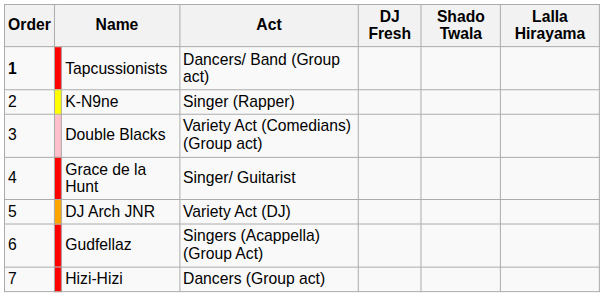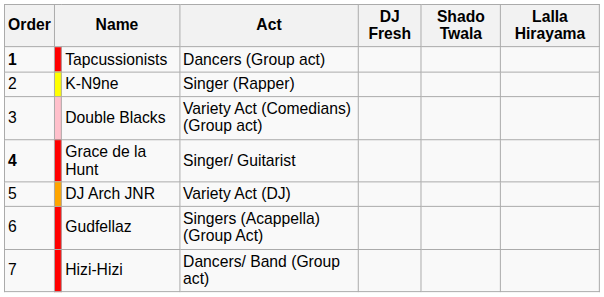(262, 68) Dancers/ Band (Group act) -> (254, 59) Dancers (Group act)
(12, 178) normal -> (12, 160) bold
(254, 279) Dancers (Group act) -> (262, 270) Dancers/ Band (Group act)
